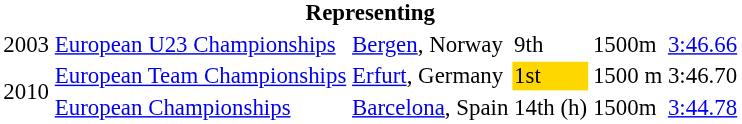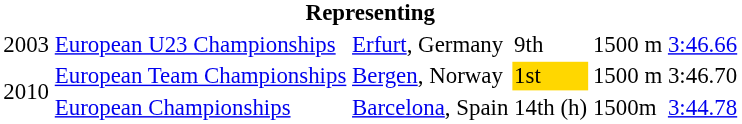(427, 44) Bergen, Norway -> (428, 44) Erfurt, Germany
(625, 44) 1500m -> (628, 44) 1500 m
(428, 75) Erfurt, Germany -> (427, 75) Bergen, Norway
